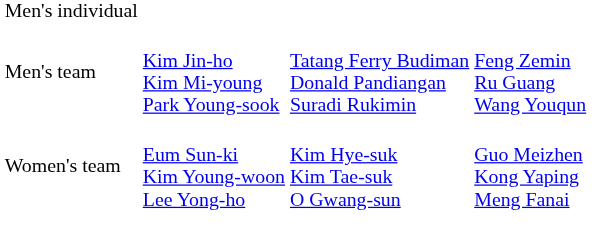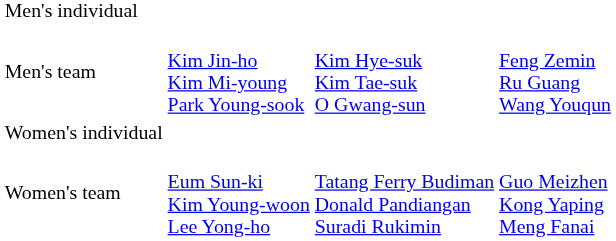(380, 82) Tatang Ferry Budiman Donald Pandiangan Suradi Rukimin -> (370, 82) Kim Hye-suk Kim Tae-suk O Gwang-sun
+ row: (84, 132)
(345, 176) Kim Hye-suk Kim Tae-suk O Gwang-sun -> (404, 204) Tatang Ferry Budiman Donald Pandiangan Suradi Rukimin
